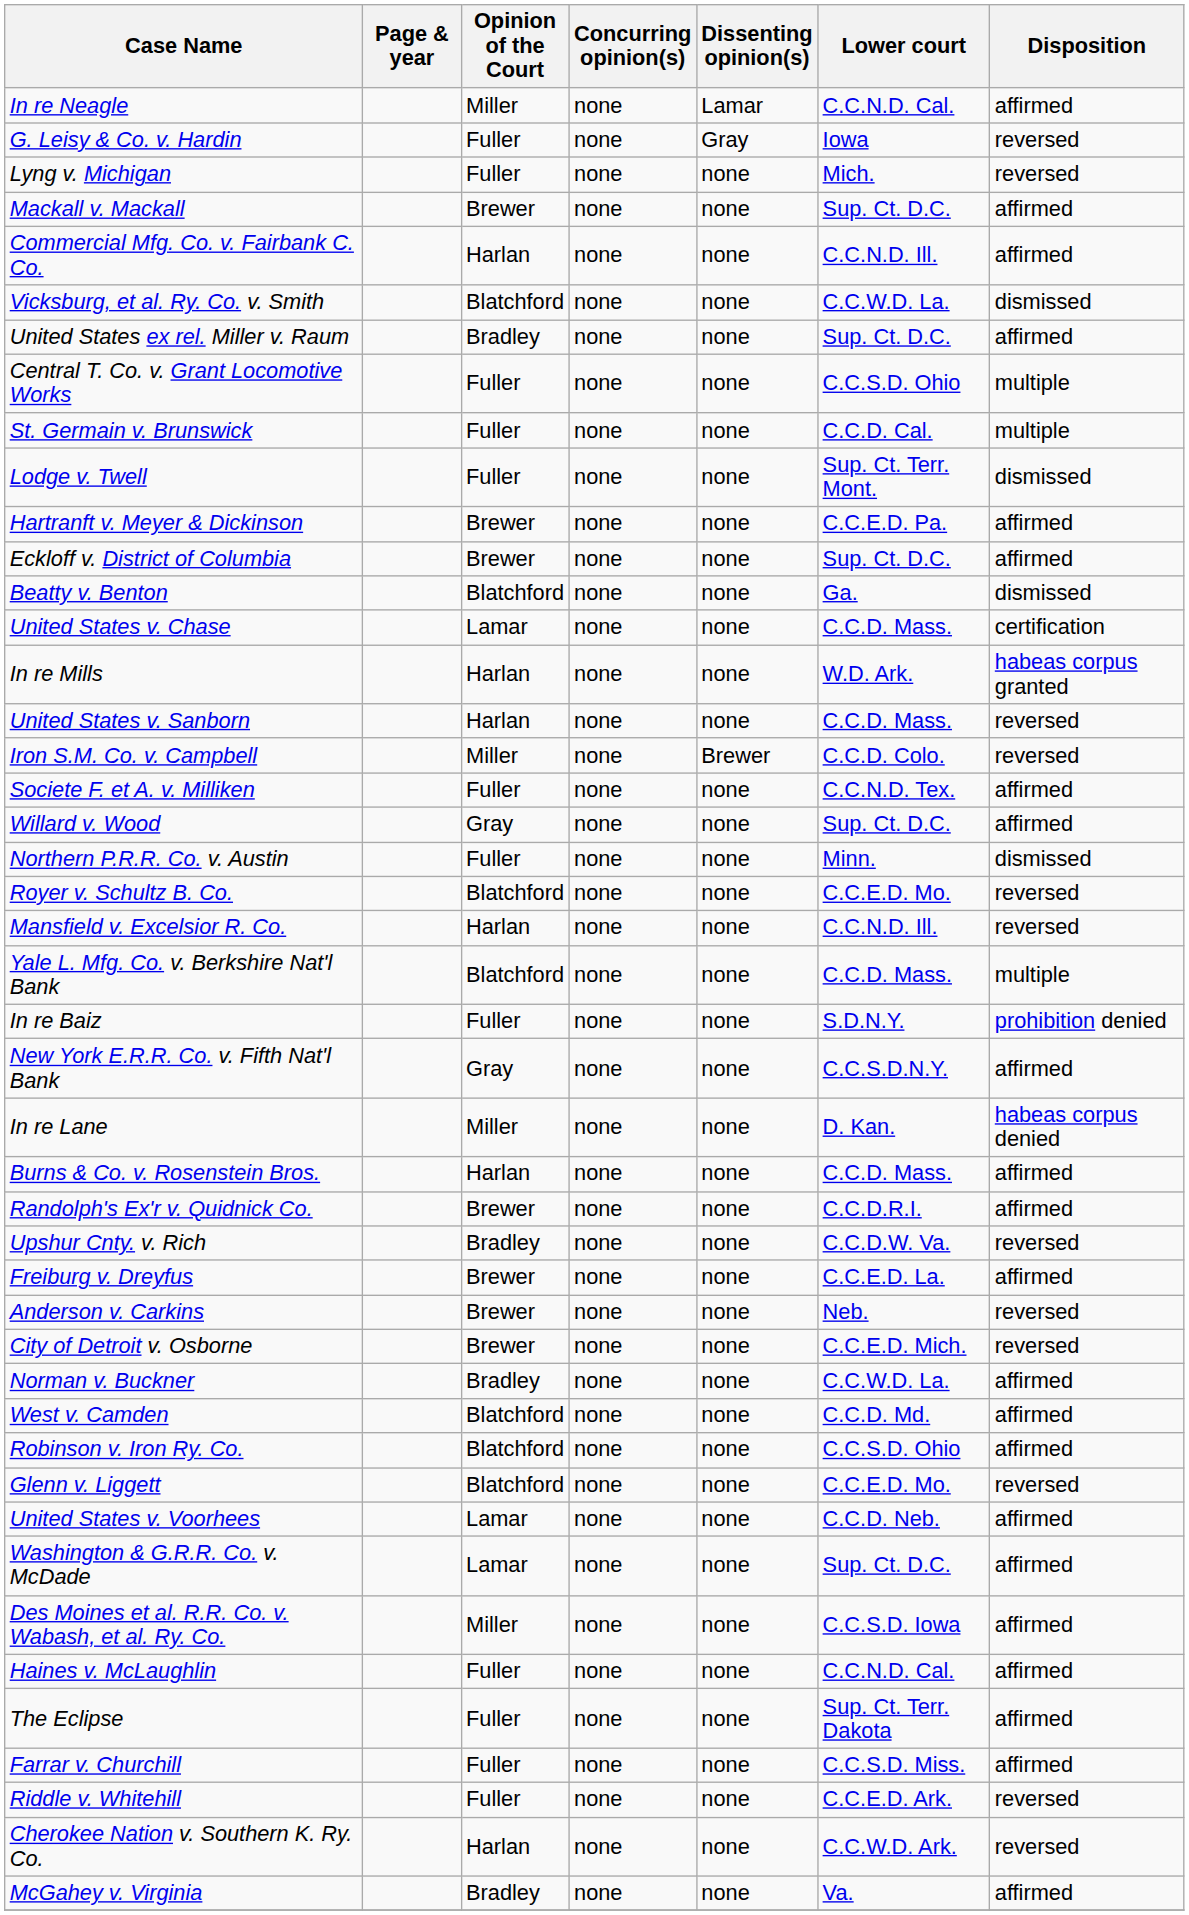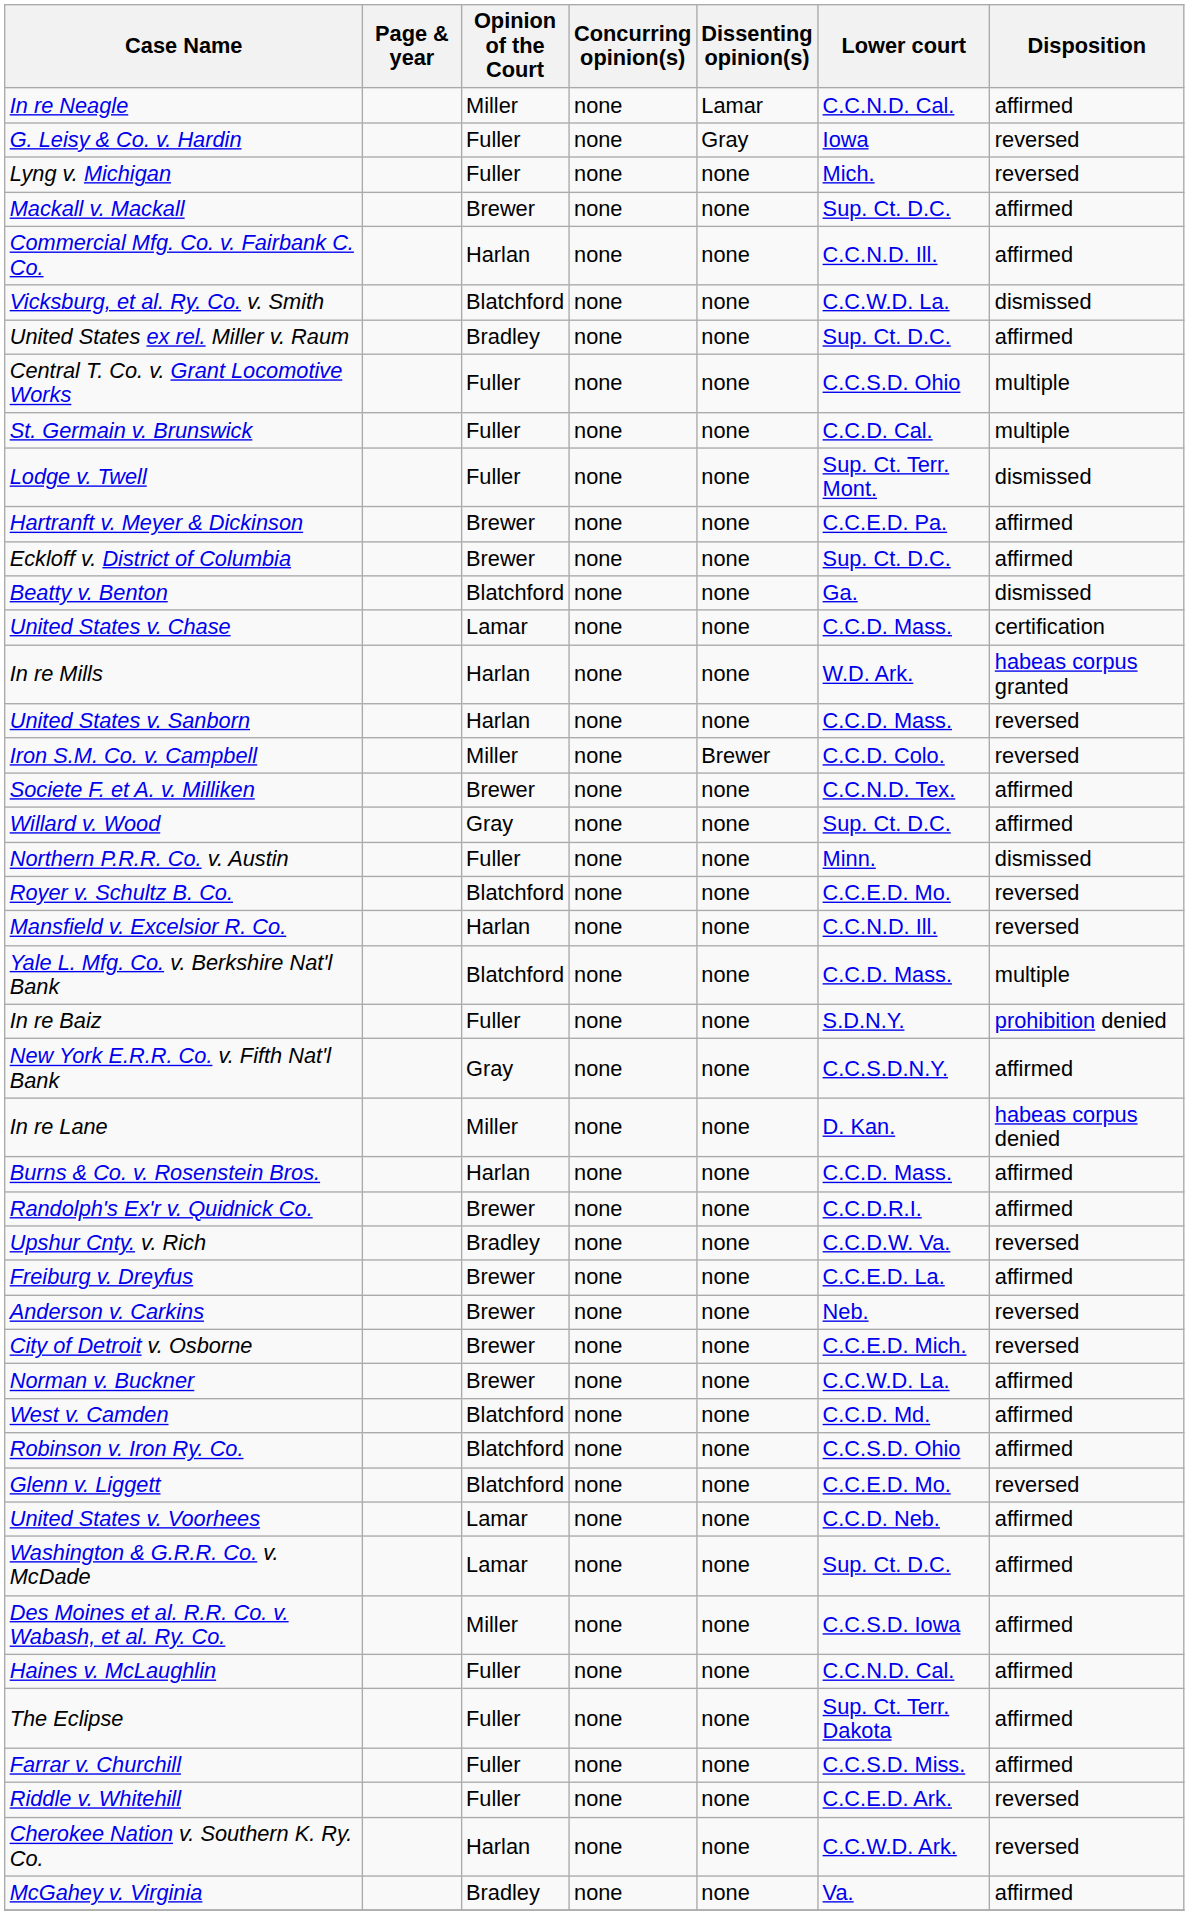(493, 789) Fuller -> (501, 789) Brewer
(503, 1380) Bradley -> (501, 1380) Brewer
